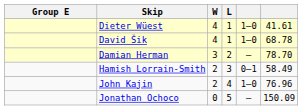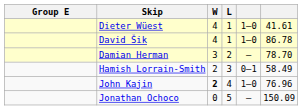(279, 40) 68.78 -> (279, 40) 86.78
(215, 84) normal -> (215, 84) bold
